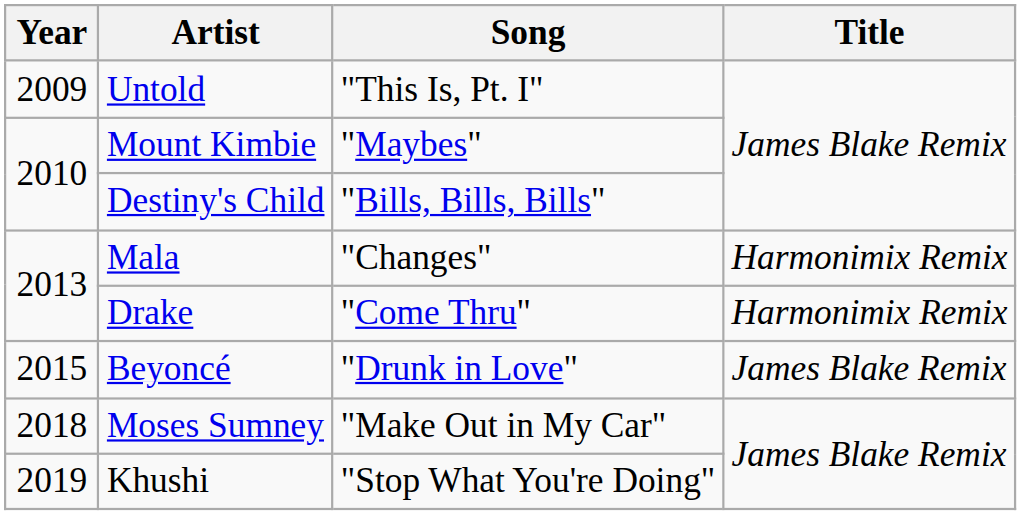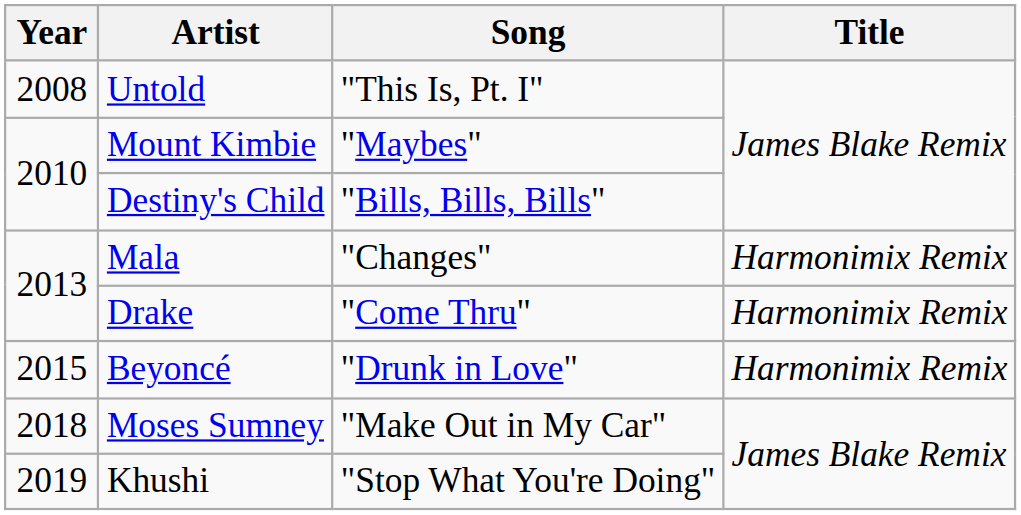(52, 88) 2009 -> (52, 88) 2008
(869, 369) James Blake Remix -> (870, 369) Harmonimix Remix
